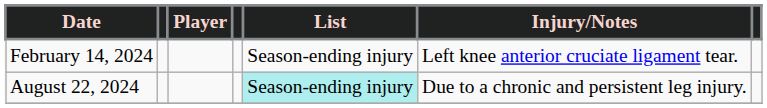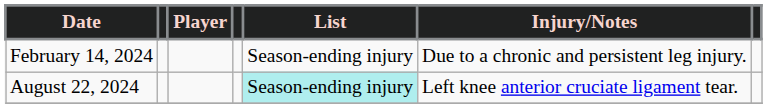(580, 55) Left knee anterior cruciate ligament tear. -> (584, 55) Due to a chronic and persistent leg injury.
(584, 87) Due to a chronic and persistent leg injury. -> (580, 87) Left knee anterior cruciate ligament tear.
